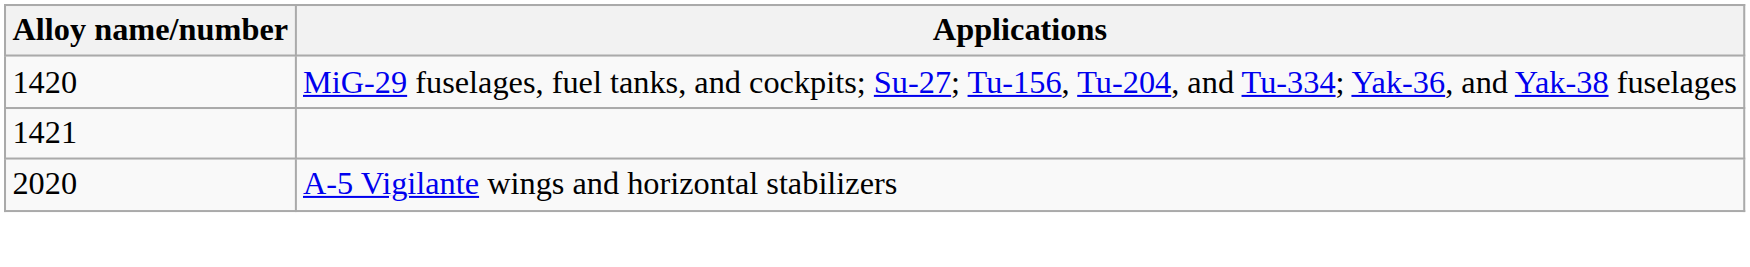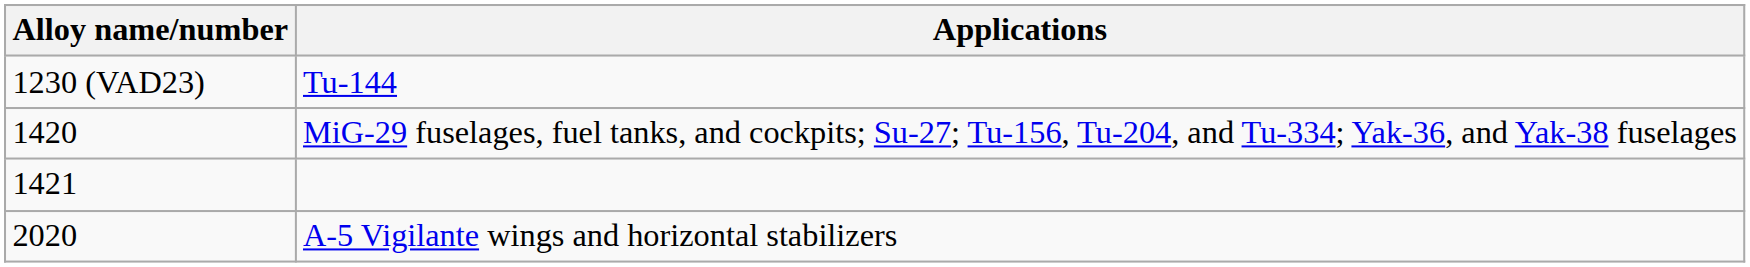+ row: (350, 81)
